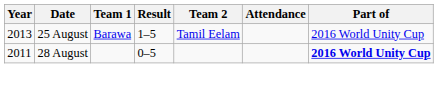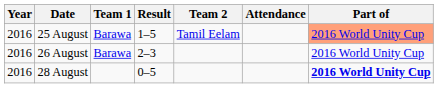(20, 33) 2013 -> (20, 33) 2016
(368, 33) no background -> (368, 33) lightsalmon background
+ row: (63, 53)
(19, 53) 2011 -> (20, 72) 2016
